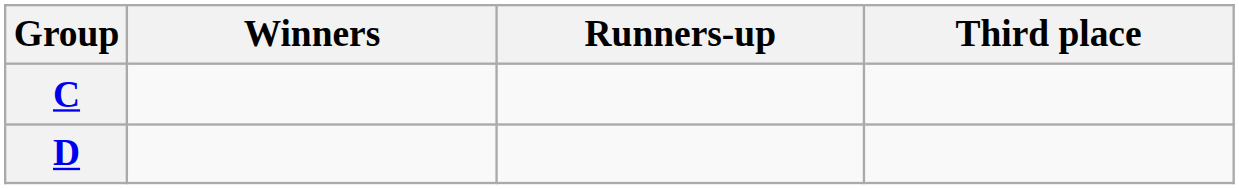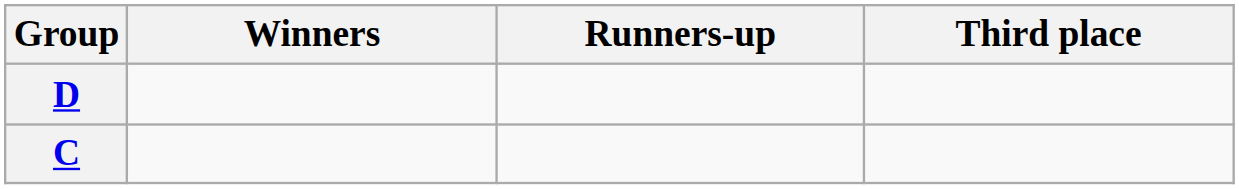rows swapped: (67, 93) <-> (67, 152)
